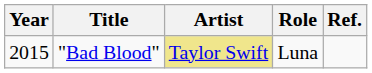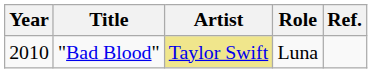(29, 51) 2015 -> (29, 51) 2010
